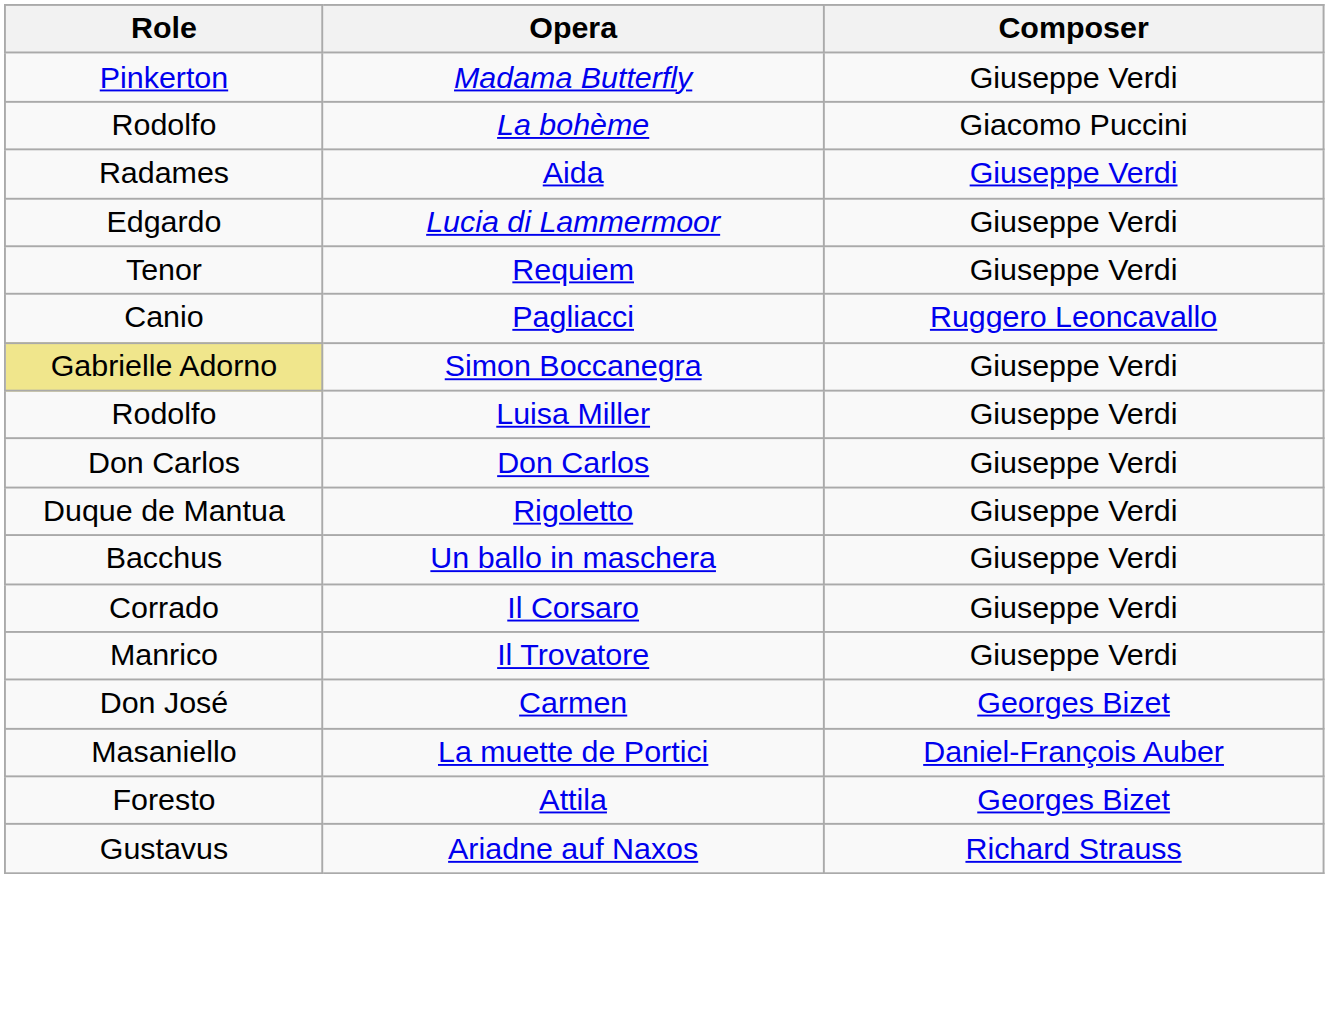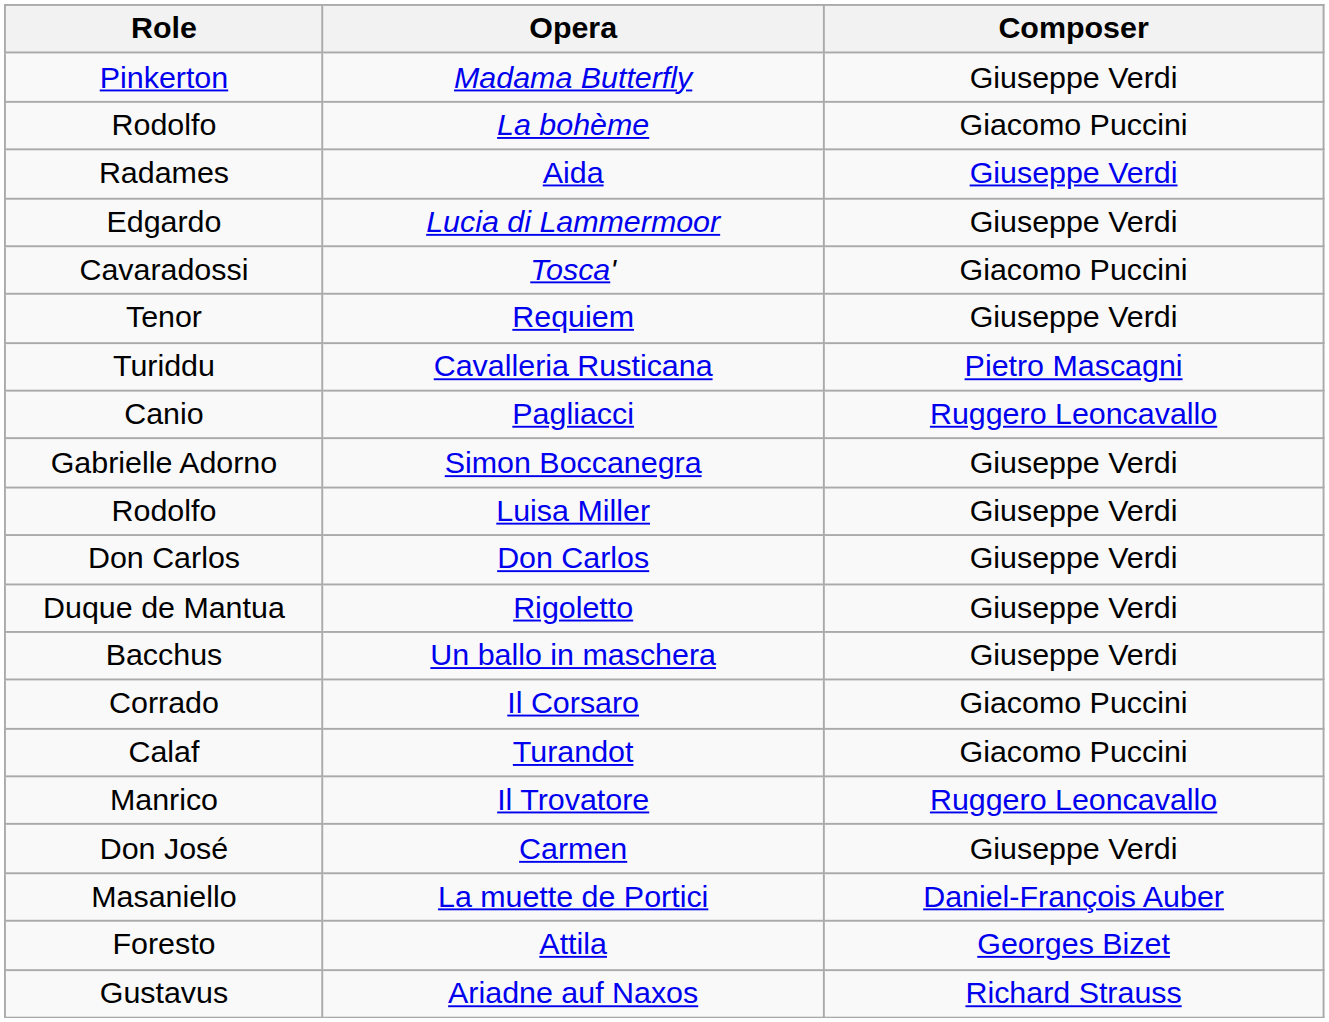+ row: (573, 269)
+ row: (573, 366)
(164, 366) khaki background -> (164, 462) no background
(1074, 607) Giuseppe Verdi -> (1074, 703) Giacomo Puccini
+ row: (573, 751)
(1074, 655) Giuseppe Verdi -> (1074, 800) Ruggero Leoncavallo
(1074, 703) Georges Bizet -> (1074, 848) Giuseppe Verdi
